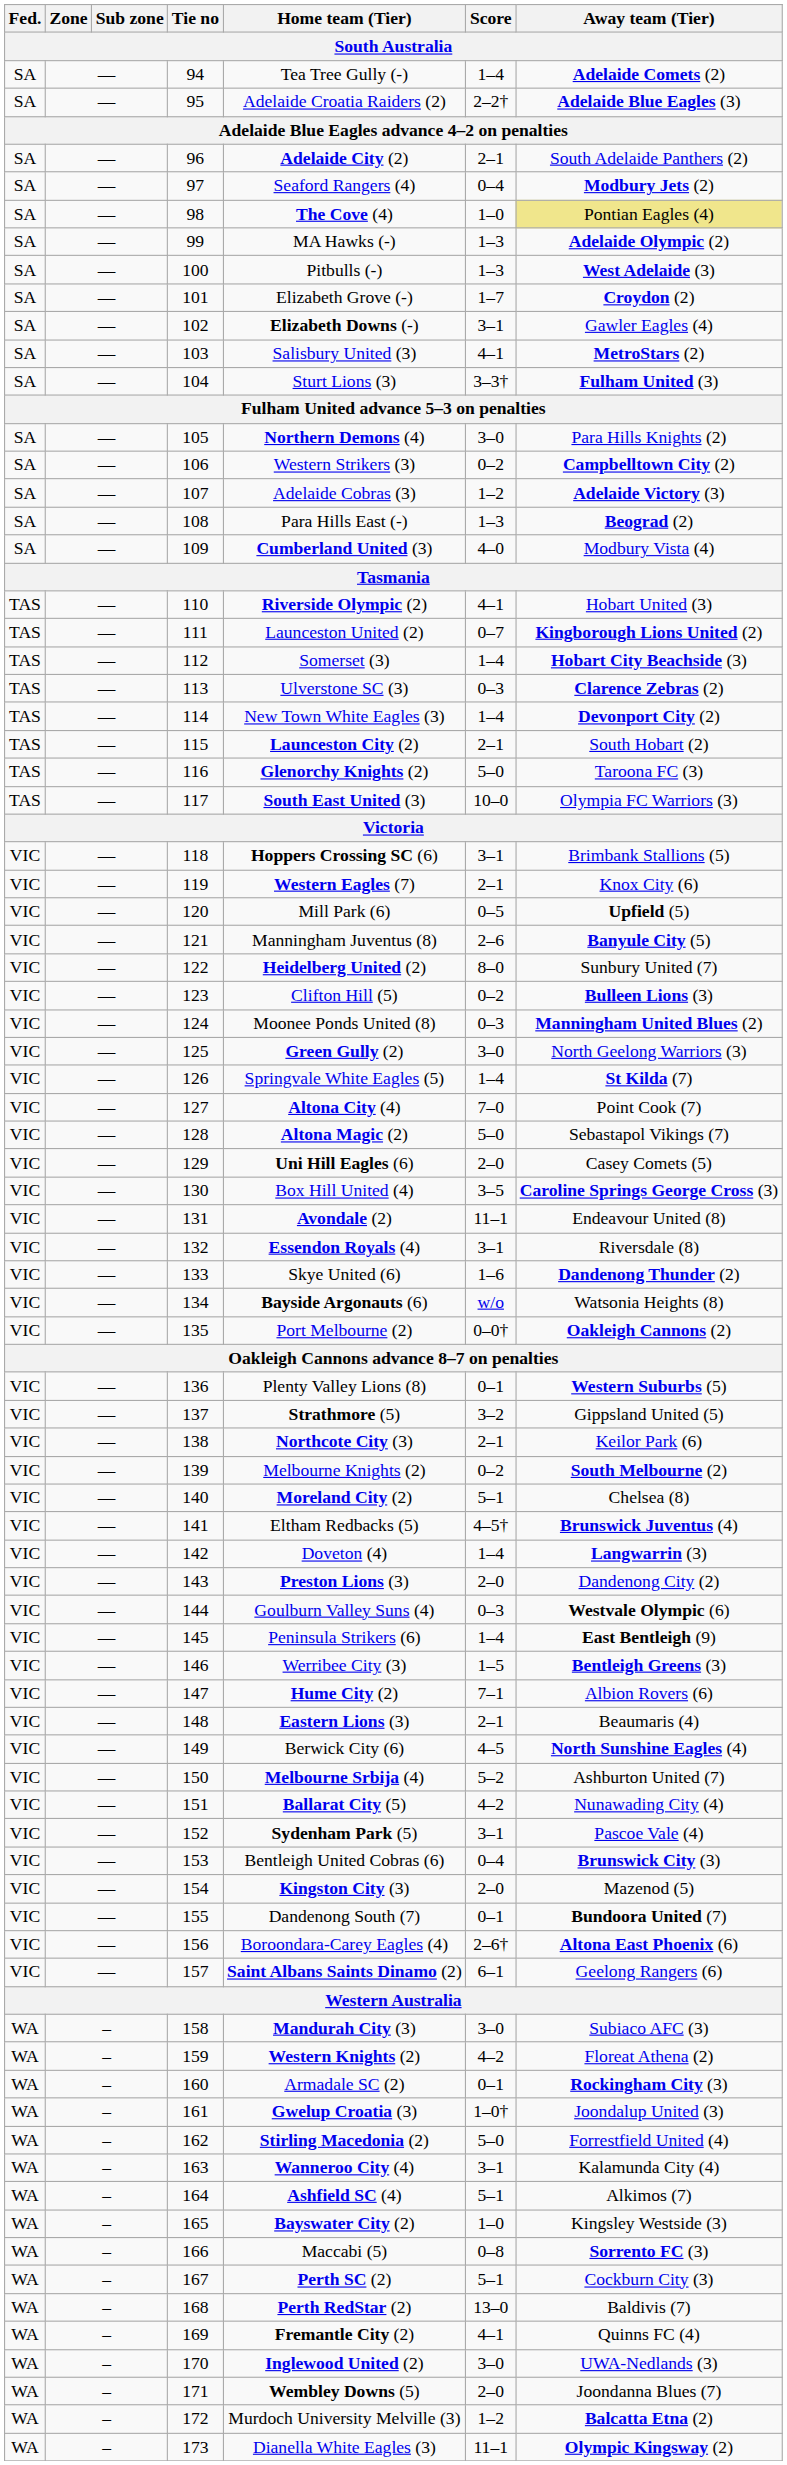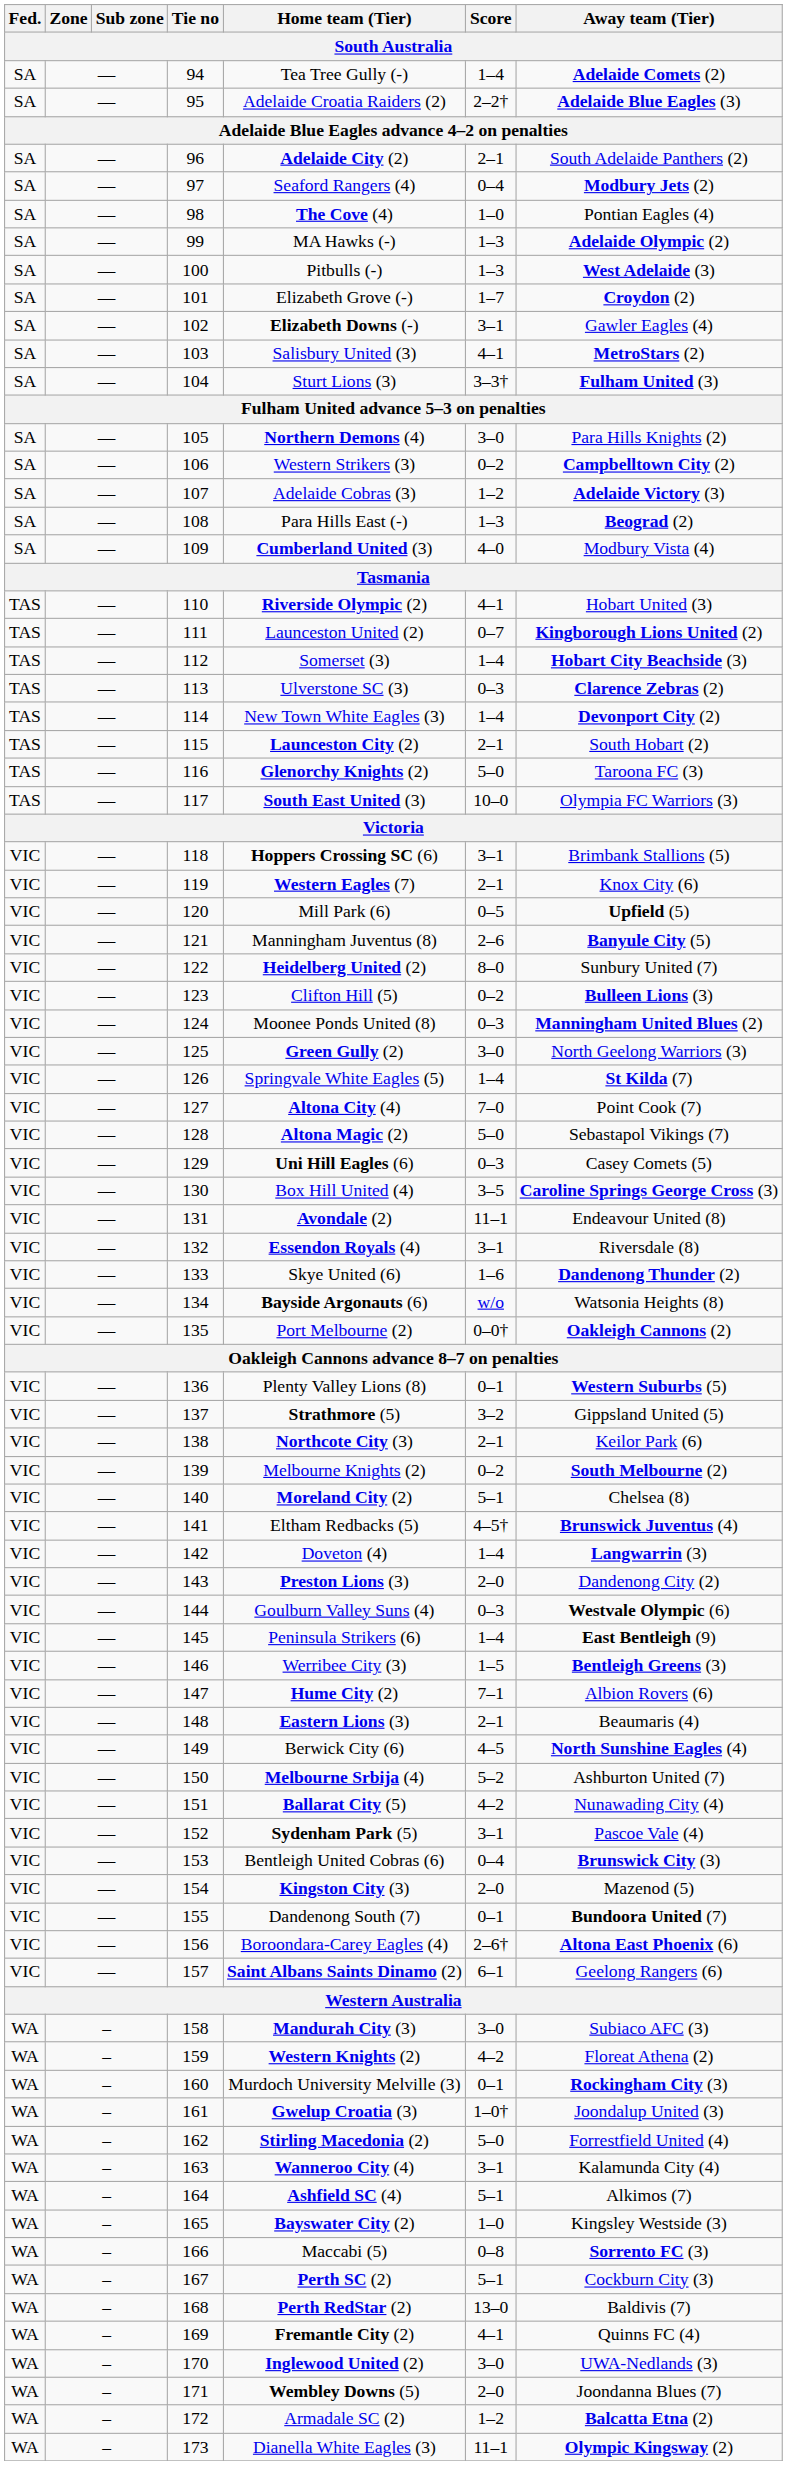(649, 213) khaki background -> (649, 213) no background
(491, 1162) 2–0 -> (491, 1162) 0–3
(344, 2083) Armadale SC (2) -> (344, 2083) Murdoch University Melville (3)
(344, 2418) Murdoch University Melville (3) -> (344, 2418) Armadale SC (2)
